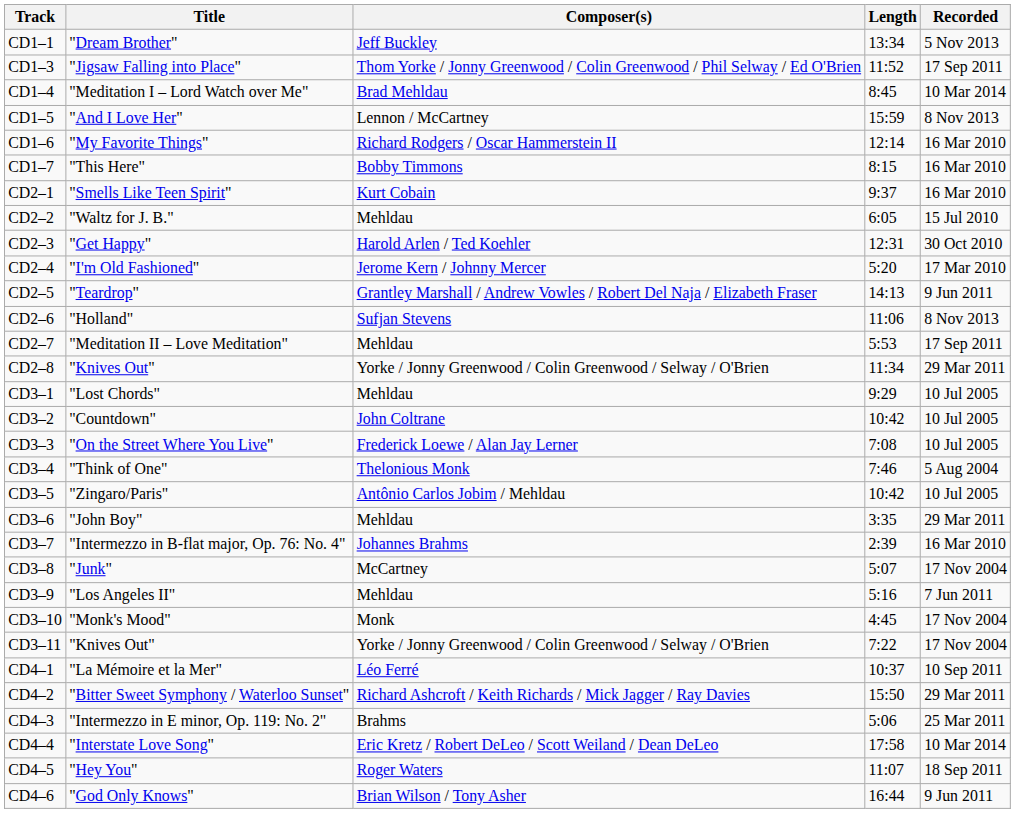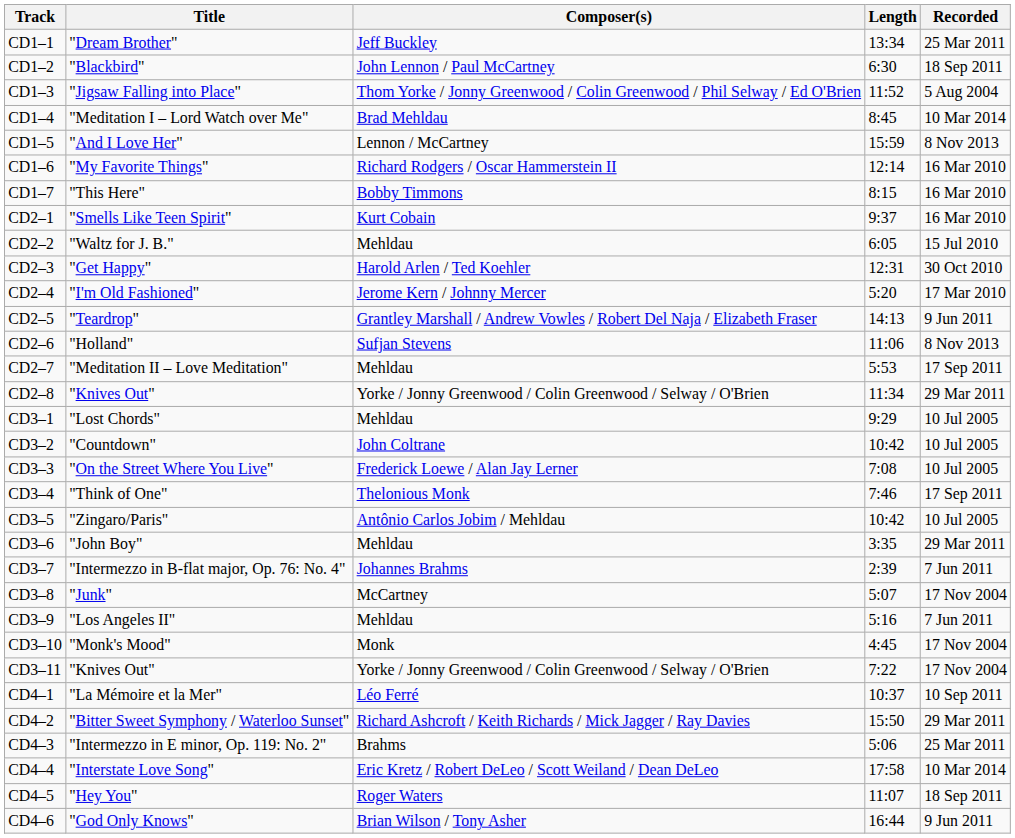(962, 42) 5 Nov 2013 -> (965, 42) 25 Mar 2011
+ row: (31, 67)
(963, 67) 17 Sep 2011 -> (961, 92) 5 Aug 2004
(961, 469) 5 Aug 2004 -> (963, 494) 17 Sep 2011
(965, 544) 16 Mar 2010 -> (959, 569) 7 Jun 2011
